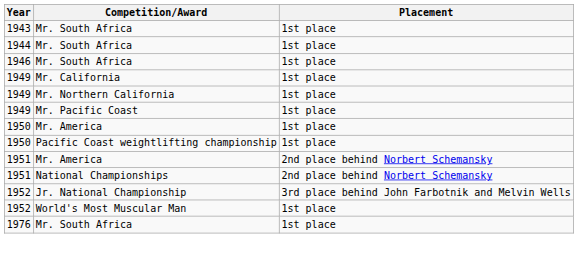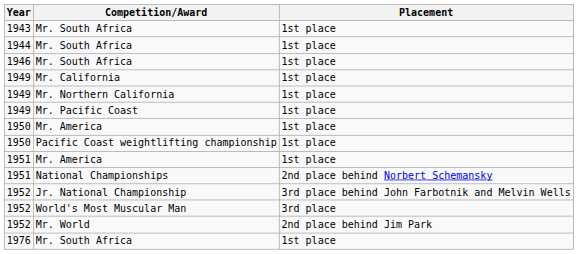(387, 159) 2nd place behind Norbert Schemansky -> (309, 159) 1st place
(309, 208) 1st place -> (309, 208) 3rd place
+ row: (19, 225)
